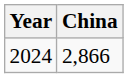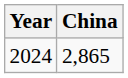(86, 55) 2,866 -> (86, 55) 2,865
